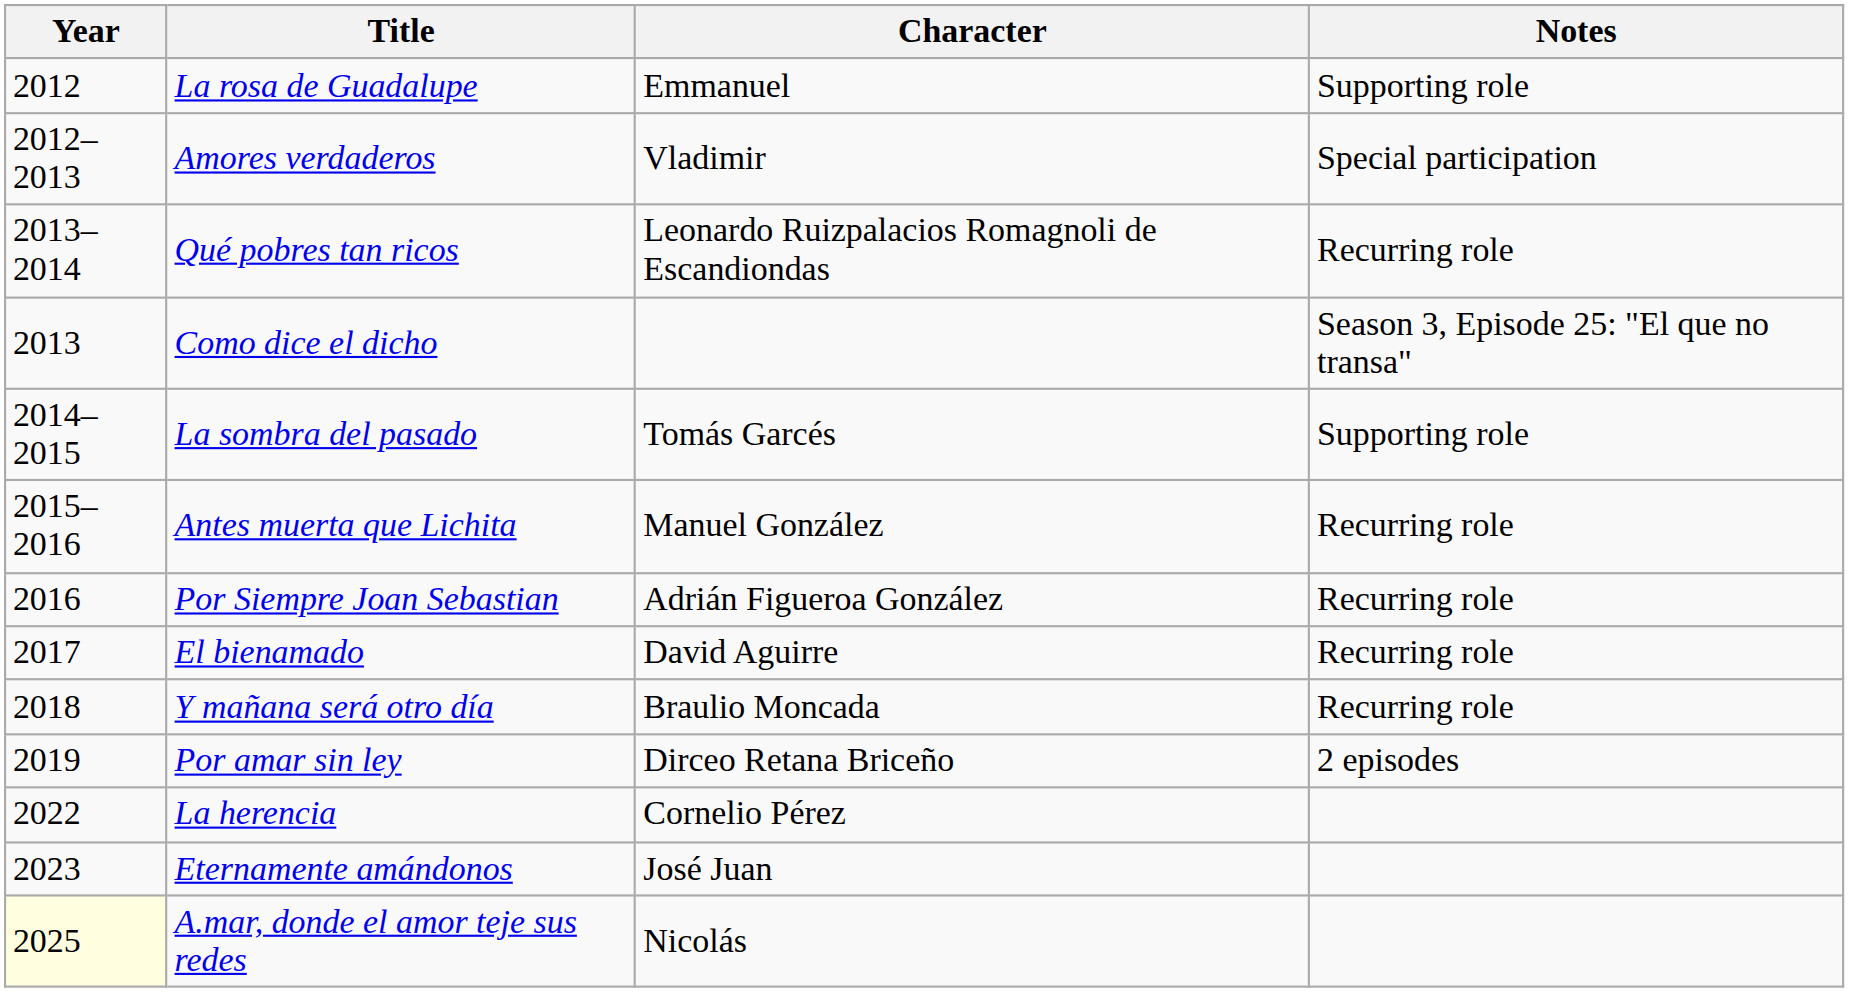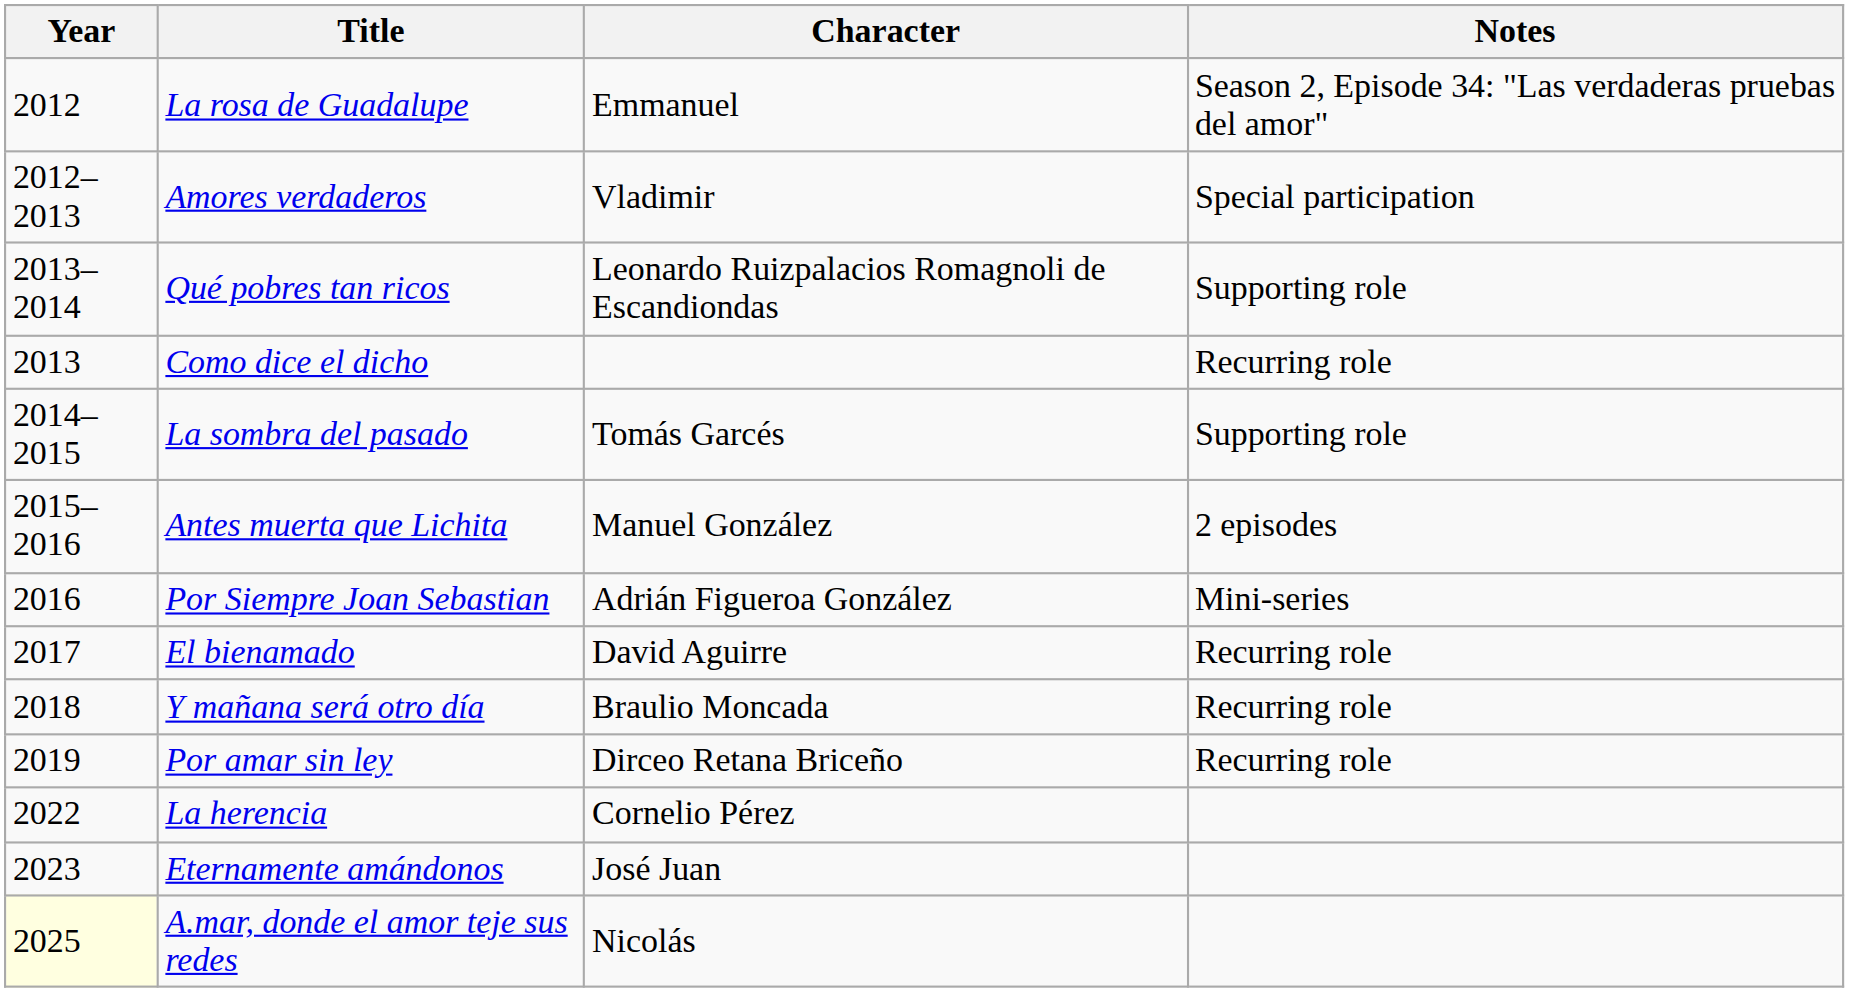(1423, 85) Supporting role -> (1515, 104) Season 2, Episode 34: "Las verdaderas pruebas del amor"
(1415, 250) Recurring role -> (1301, 288) Supporting role
(1543, 341) Season 3, Episode 25: "El que no transa" -> (1293, 361) Recurring role
(1415, 525) Recurring role -> (1266, 525) 2 episodes
(1415, 598) Recurring role -> (1272, 598) Mini-series
(1388, 760) 2 episodes -> (1293, 760) Recurring role
